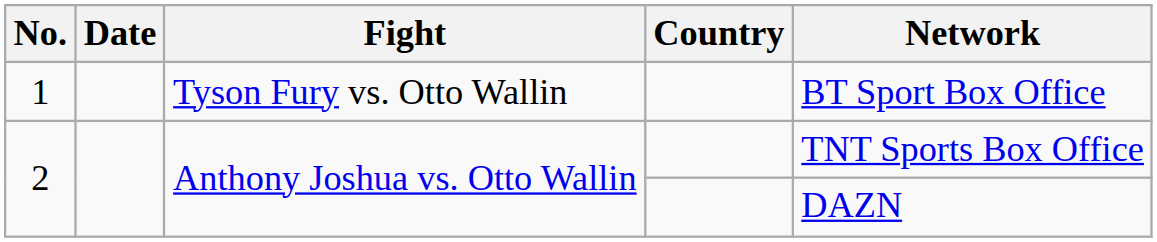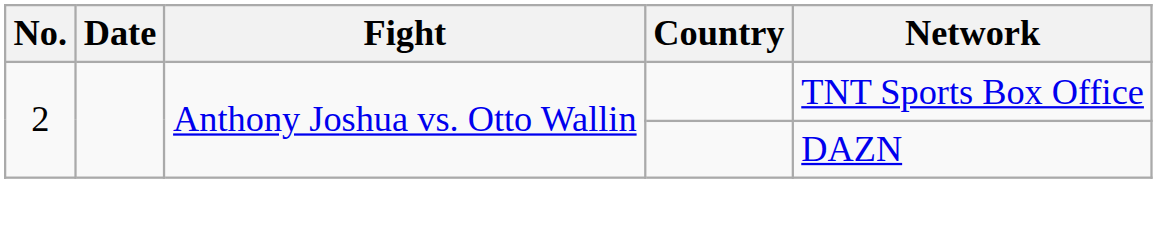- row: (40, 90)
